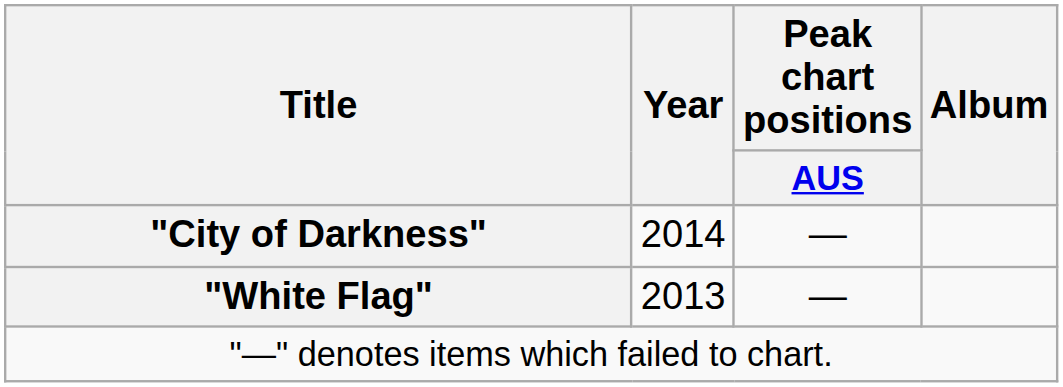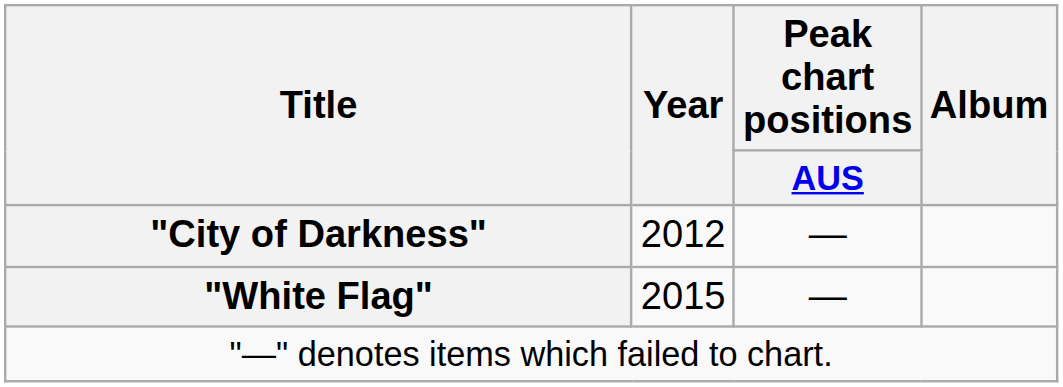(683, 234) 2014 -> (683, 234) 2012
(683, 295) 2013 -> (683, 295) 2015
